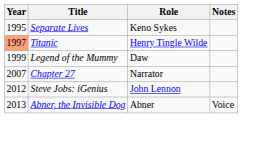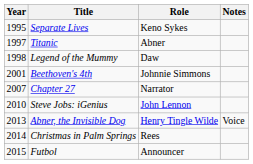(16, 43) lightsalmon background -> (16, 43) no background
(169, 43) Henry Tingle Wilde -> (153, 43) Abner
(16, 58) 1999 -> (16, 58) 1998
+ row: (61, 74)
(16, 89) 2012 -> (16, 105) 2010
(142, 105) Abner -> (179, 120) Henry Tingle Wilde
+ row: (83, 136)
+ row: (44, 151)
